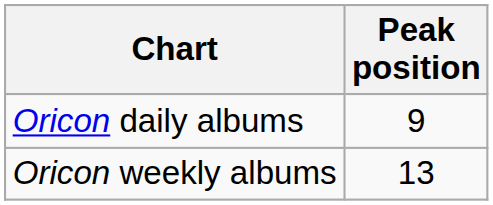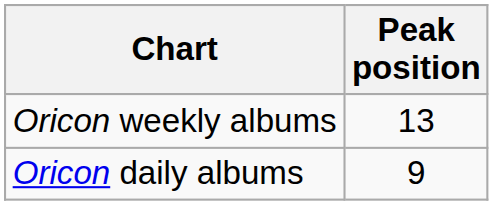rows swapped: (158, 120) <-> (175, 173)
